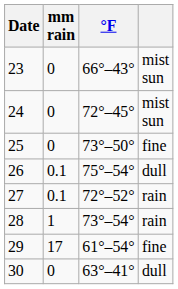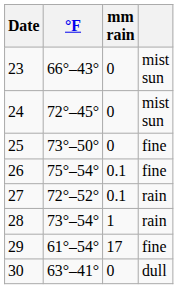columns swapped: (61, 25) <-> (108, 25)
(154, 171) dull -> (154, 171) fine
